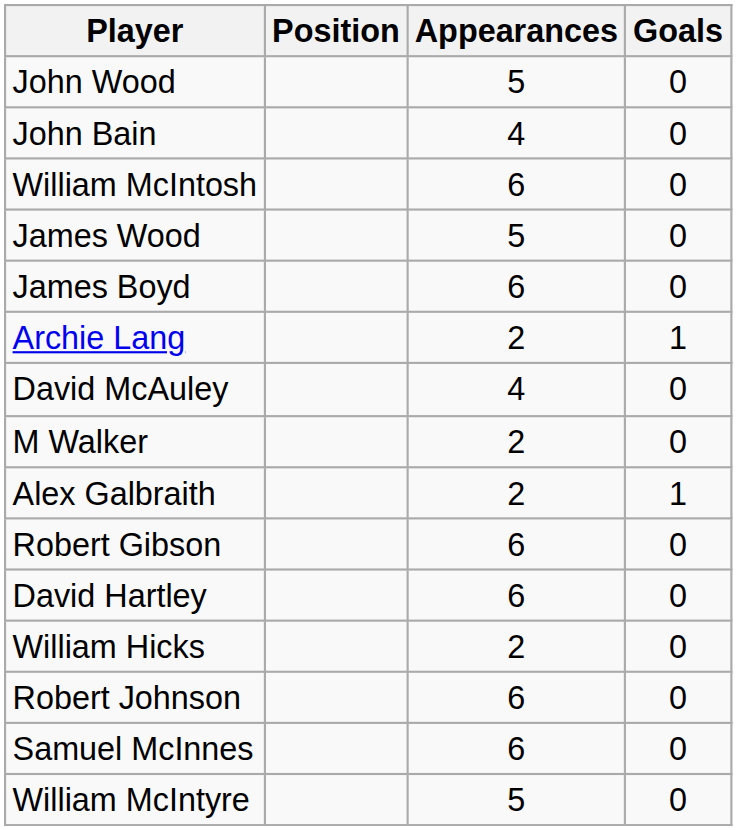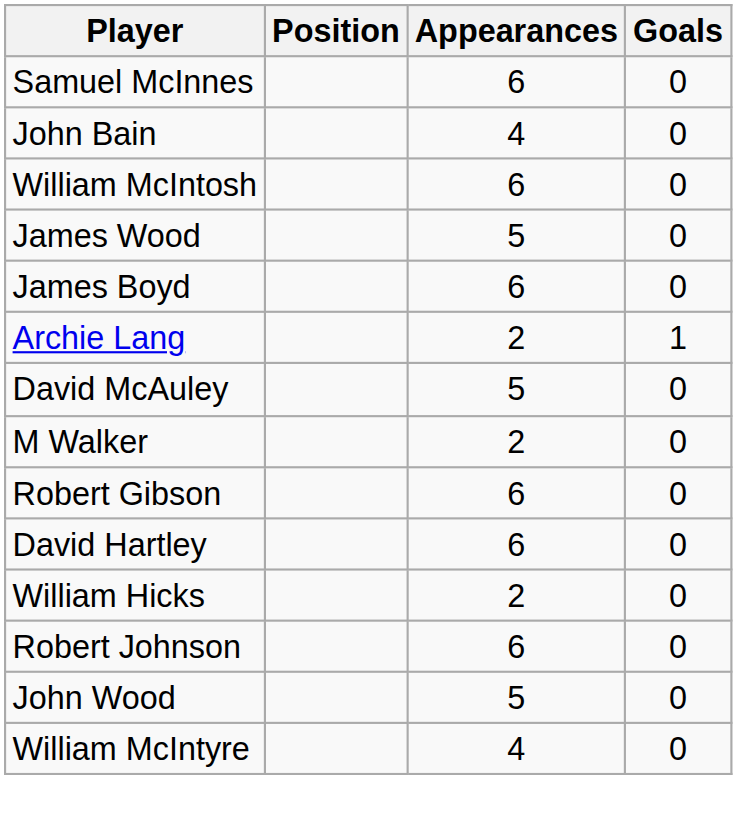rows swapped: (94, 82) <-> (133, 748)
(516, 390) 4 -> (516, 390) 5
- row: (114, 492)
(516, 800) 5 -> (516, 748) 4
